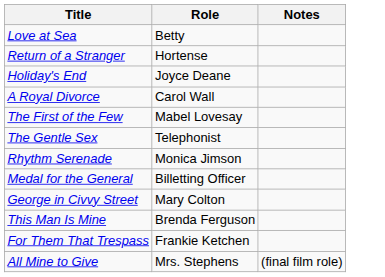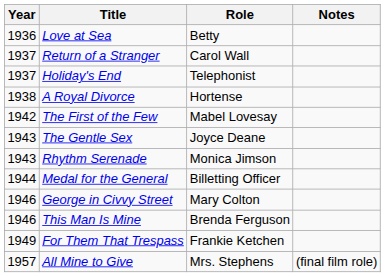+ column: (22, 14)
(181, 55) Hortense -> (219, 55) Carol Wall
(193, 76) Joyce Deane -> (223, 76) Telephonist
(185, 96) Carol Wall -> (216, 96) Hortense
(188, 138) Telephonist -> (228, 138) Joyce Deane
